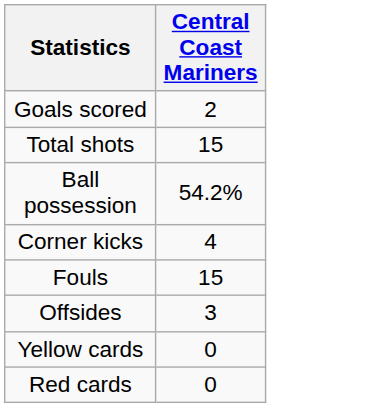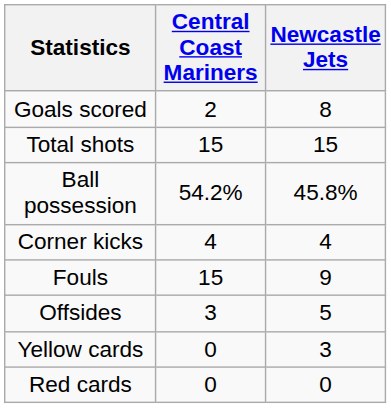+ column: (326, 47)
